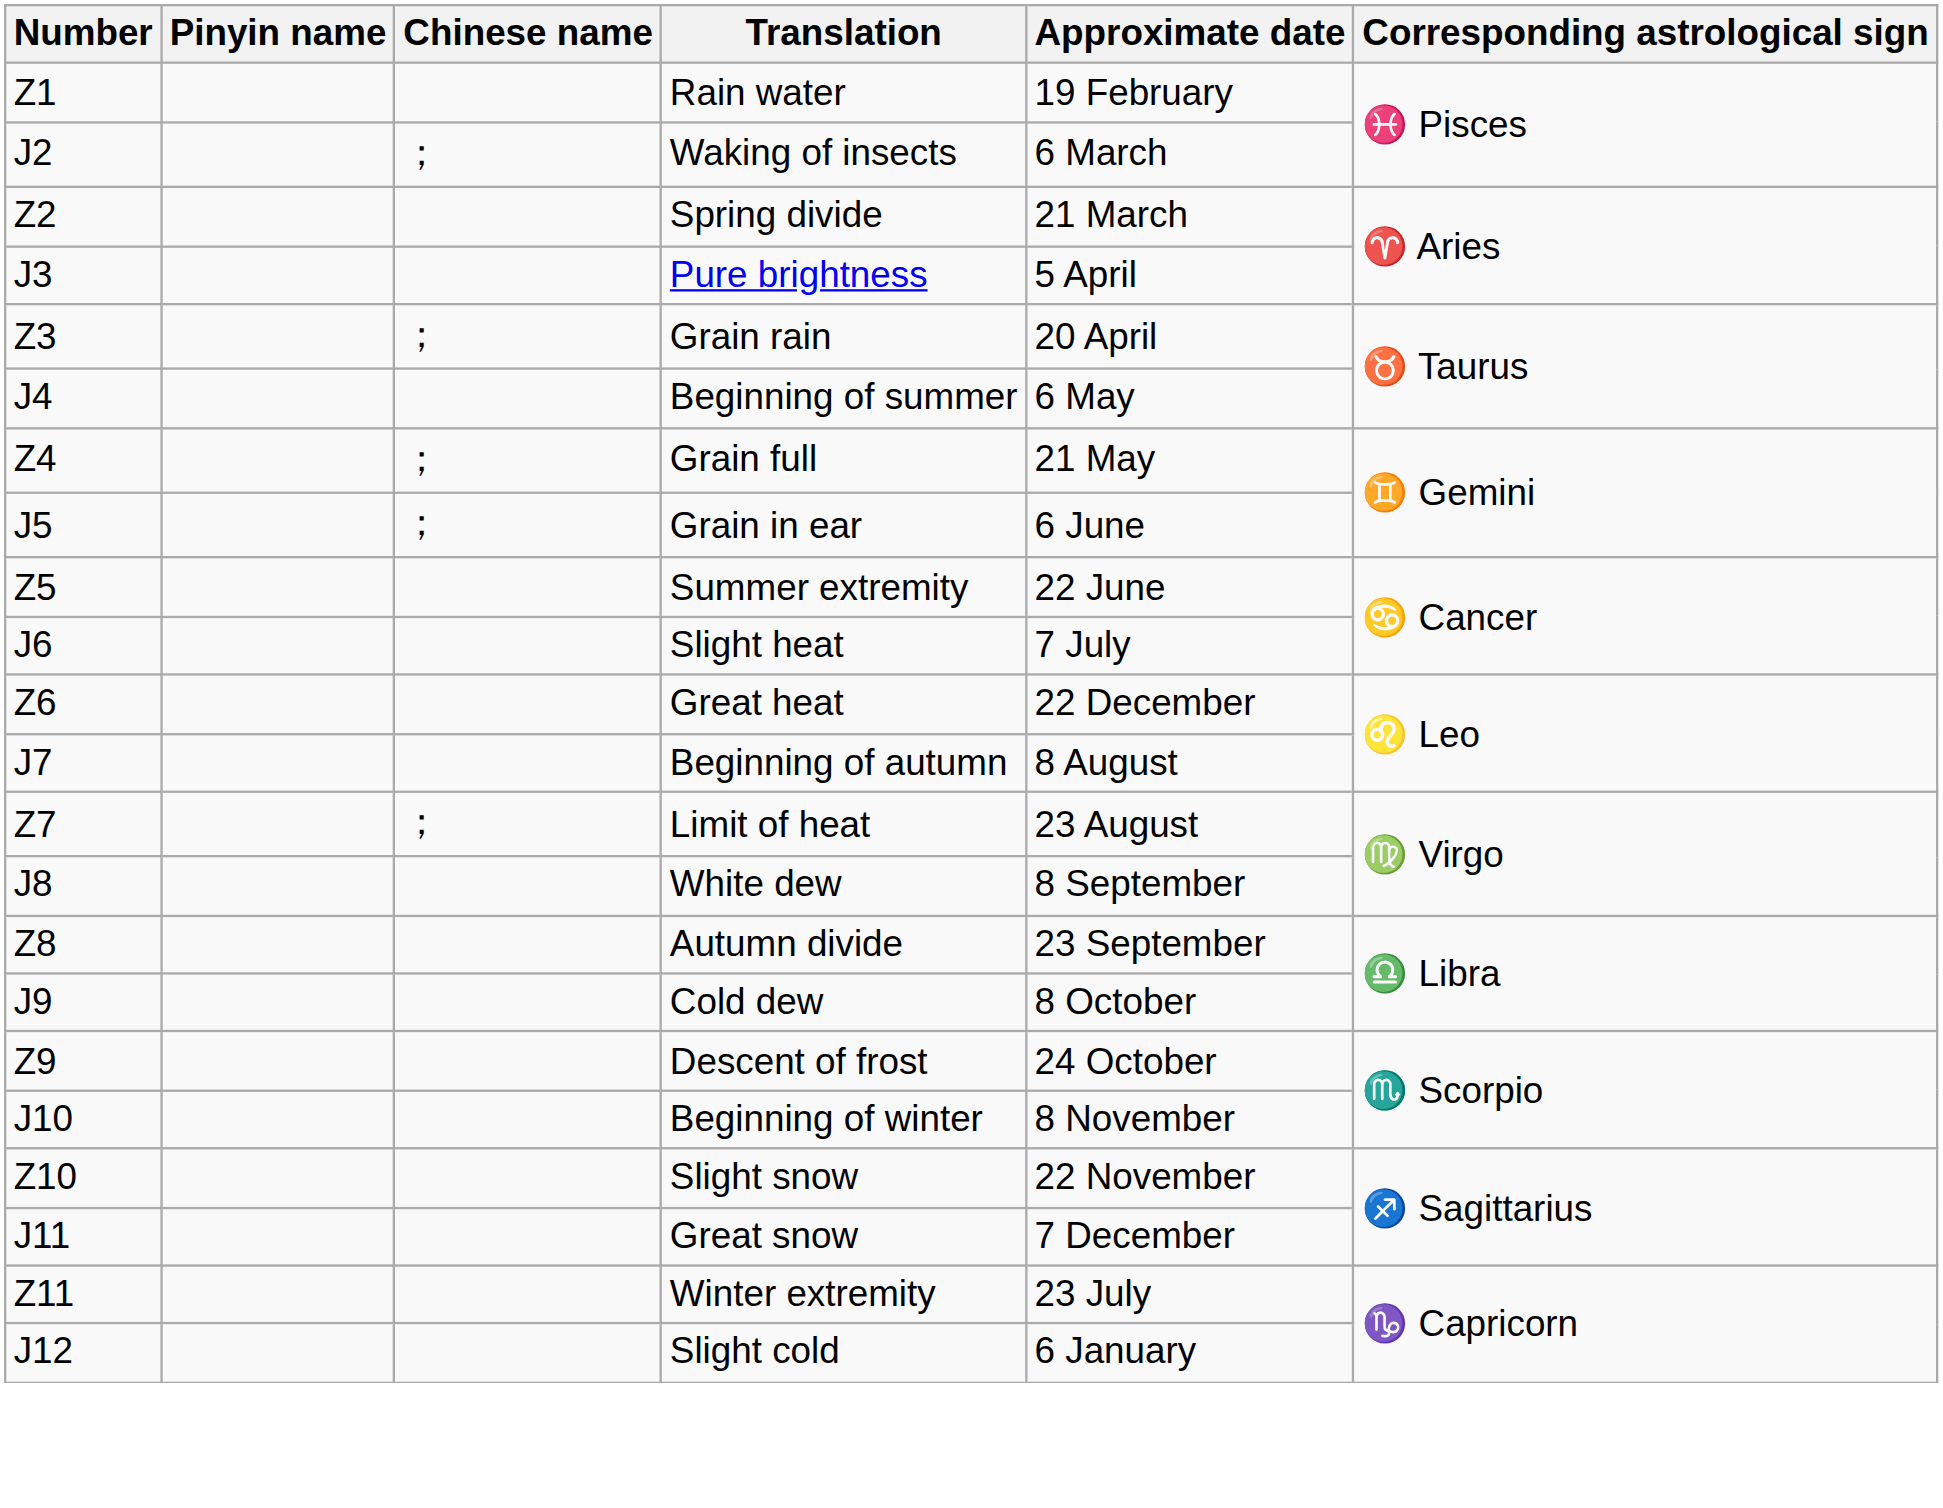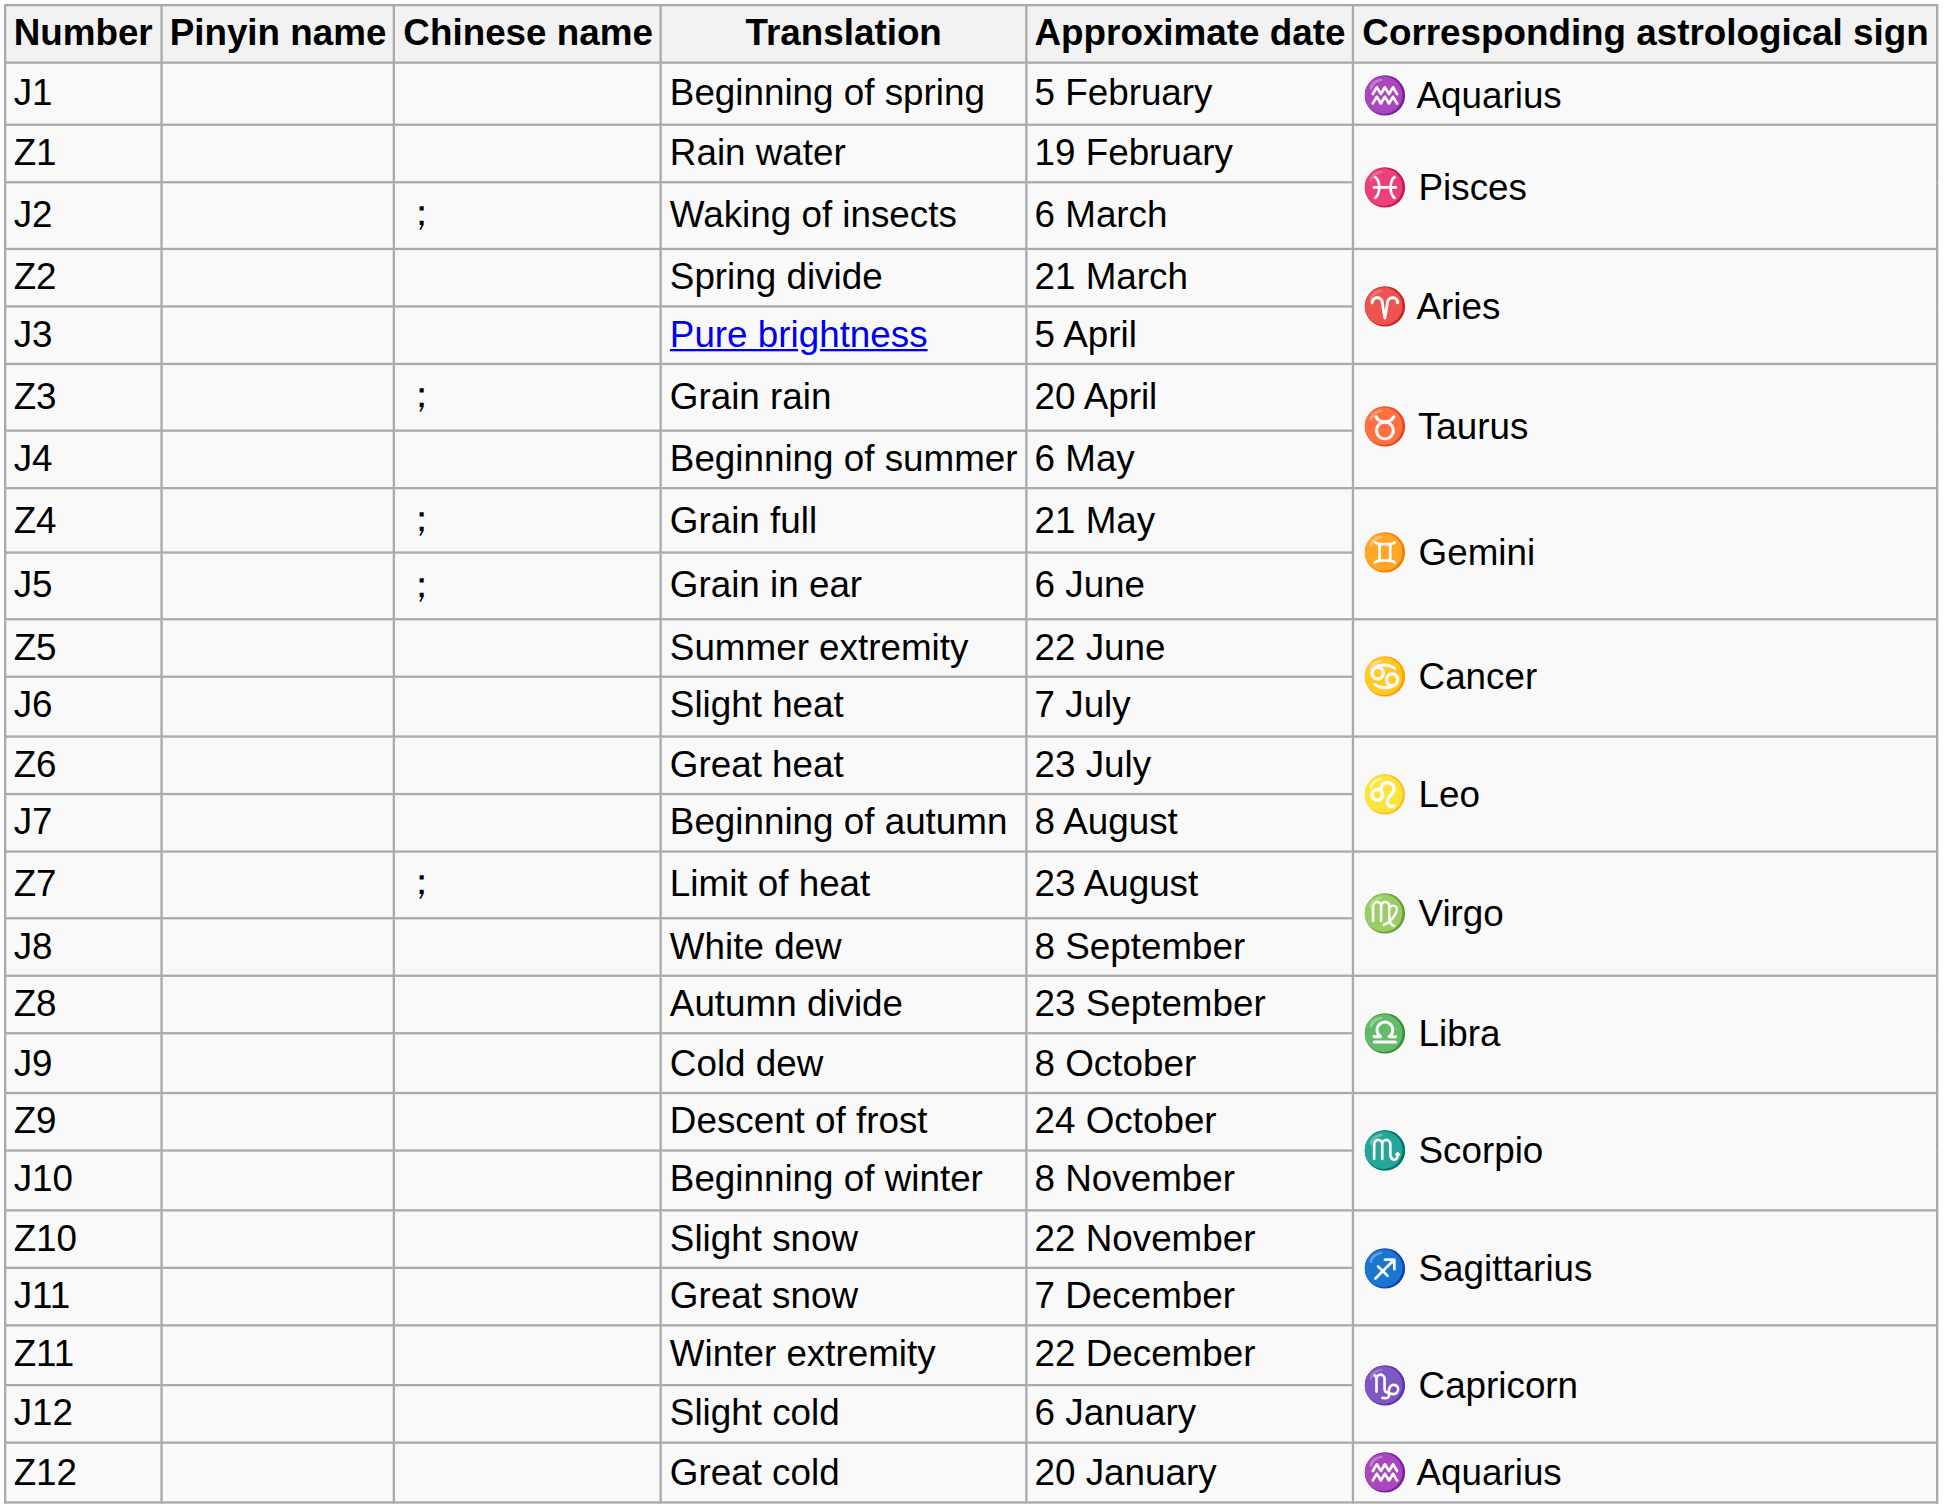+ row: (827, 93)
(1145, 703) 22 December -> (1093, 763) 23 July
(1093, 1293) 23 July -> (1145, 1354) 22 December
+ row: (755, 1472)
